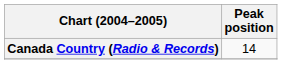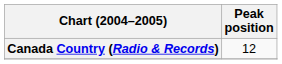(249, 48) 14 -> (249, 48) 12
